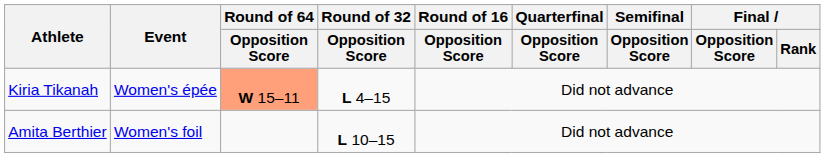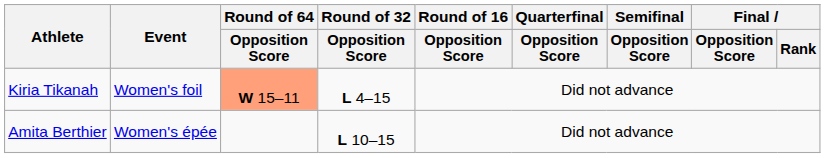(165, 90) Women's épée -> (158, 90) Women's foil
(158, 132) Women's foil -> (165, 132) Women's épée
